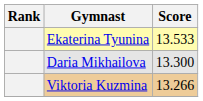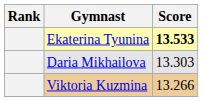(175, 39) normal -> (175, 39) bold
(175, 62) 13.300 -> (175, 62) 13.303
